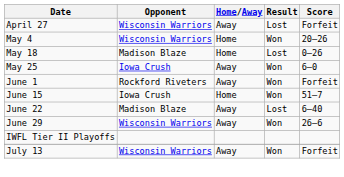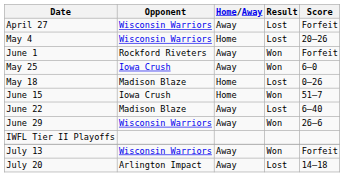(274, 39) Won -> (277, 39) Lost
rows swapped: (22, 53) <-> (22, 81)
+ row: (24, 165)
